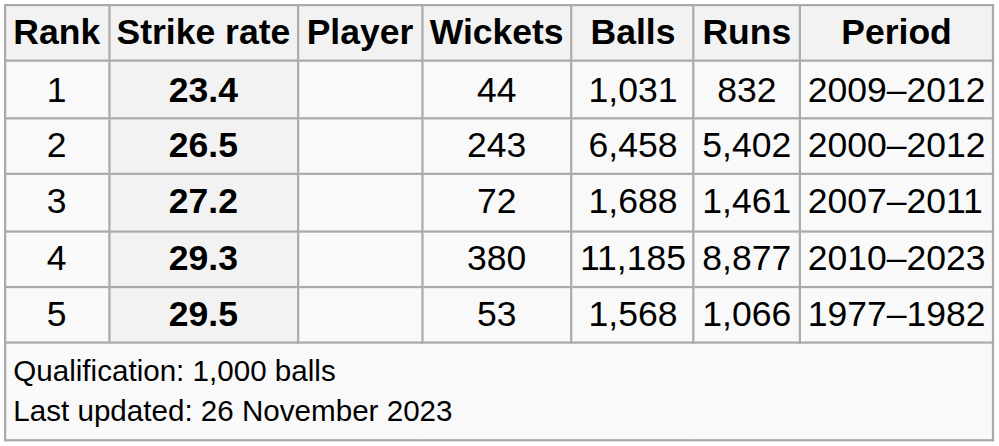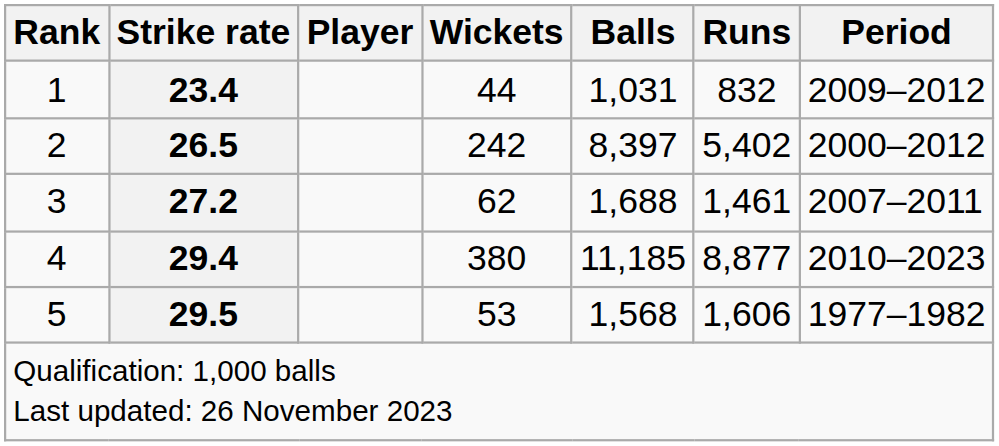(497, 145) 243 -> (497, 145) 242
(633, 145) 6,458 -> (633, 145) 8,397
(497, 201) 72 -> (497, 201) 62
(203, 257) 29.3 -> (203, 257) 29.4
(747, 314) 1,066 -> (747, 314) 1,606
